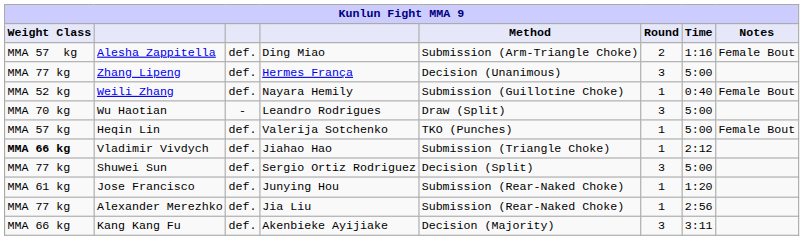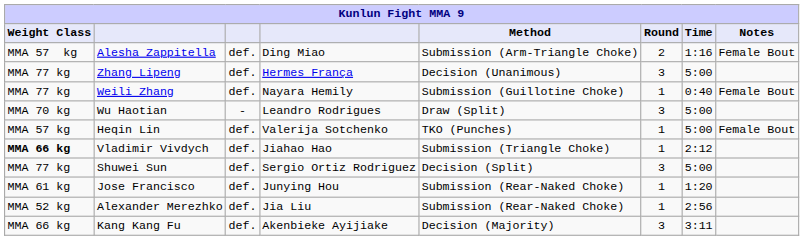(39, 91) MMA 52 kg -> (39, 91) MMA 77 kg
(39, 207) MMA 77 kg -> (39, 207) MMA 52 kg
